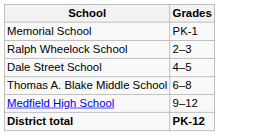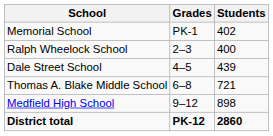+ column: (241, 13)
